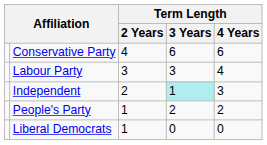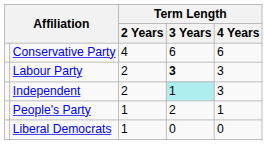(125, 71) 3 -> (125, 71) 2
(172, 71) normal -> (172, 71) bold
(220, 71) 4 -> (220, 71) 3
(220, 110) 2 -> (220, 110) 1
